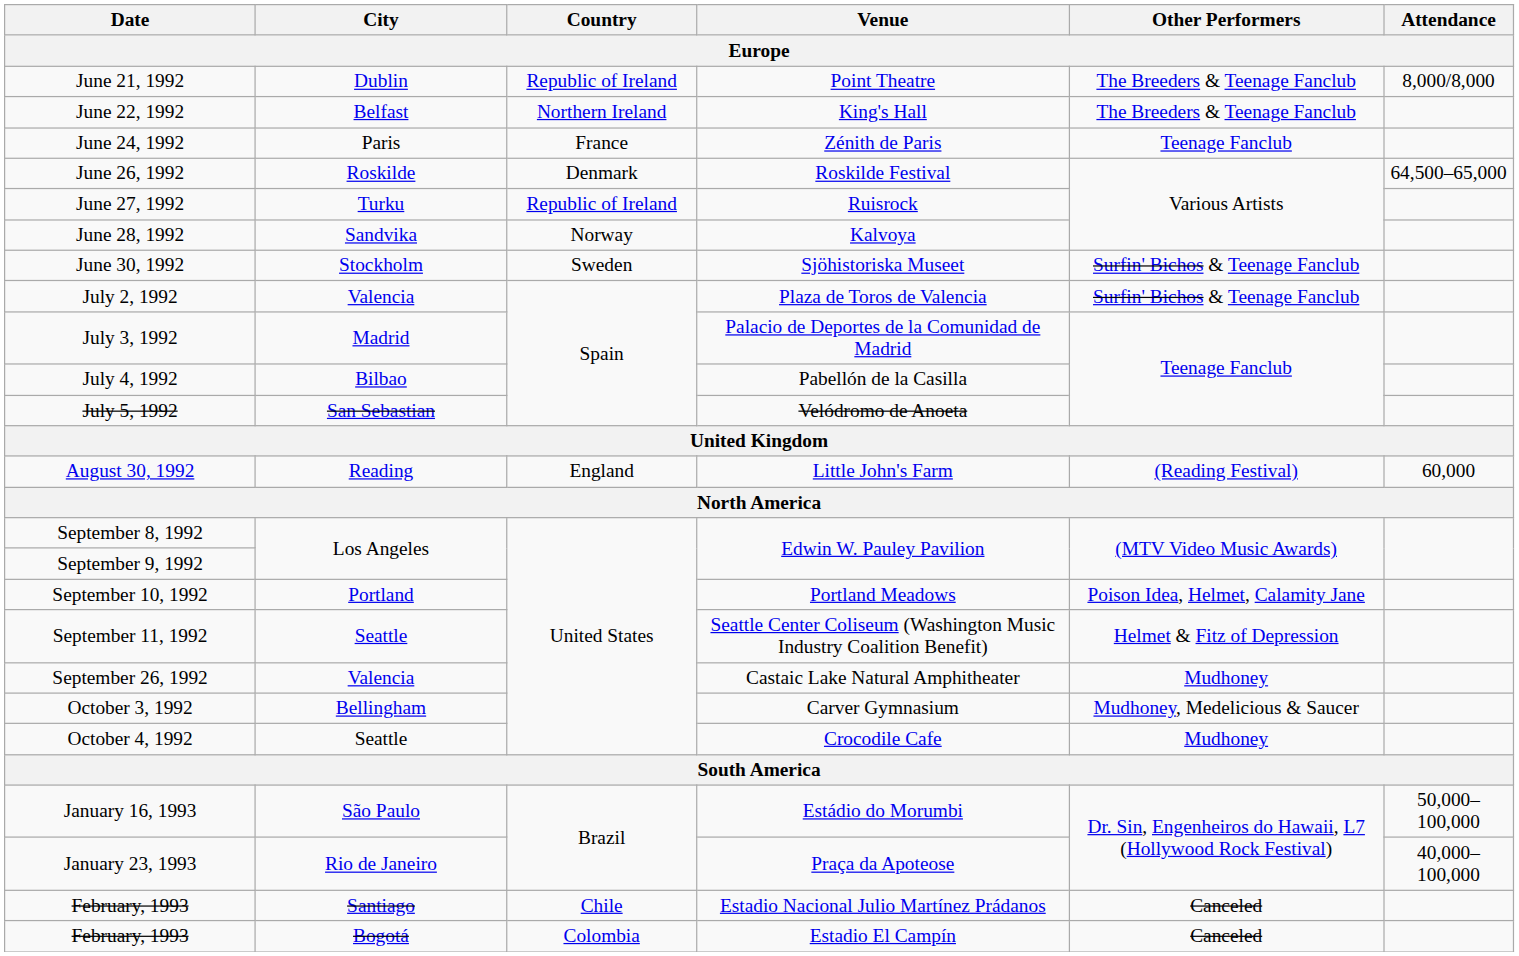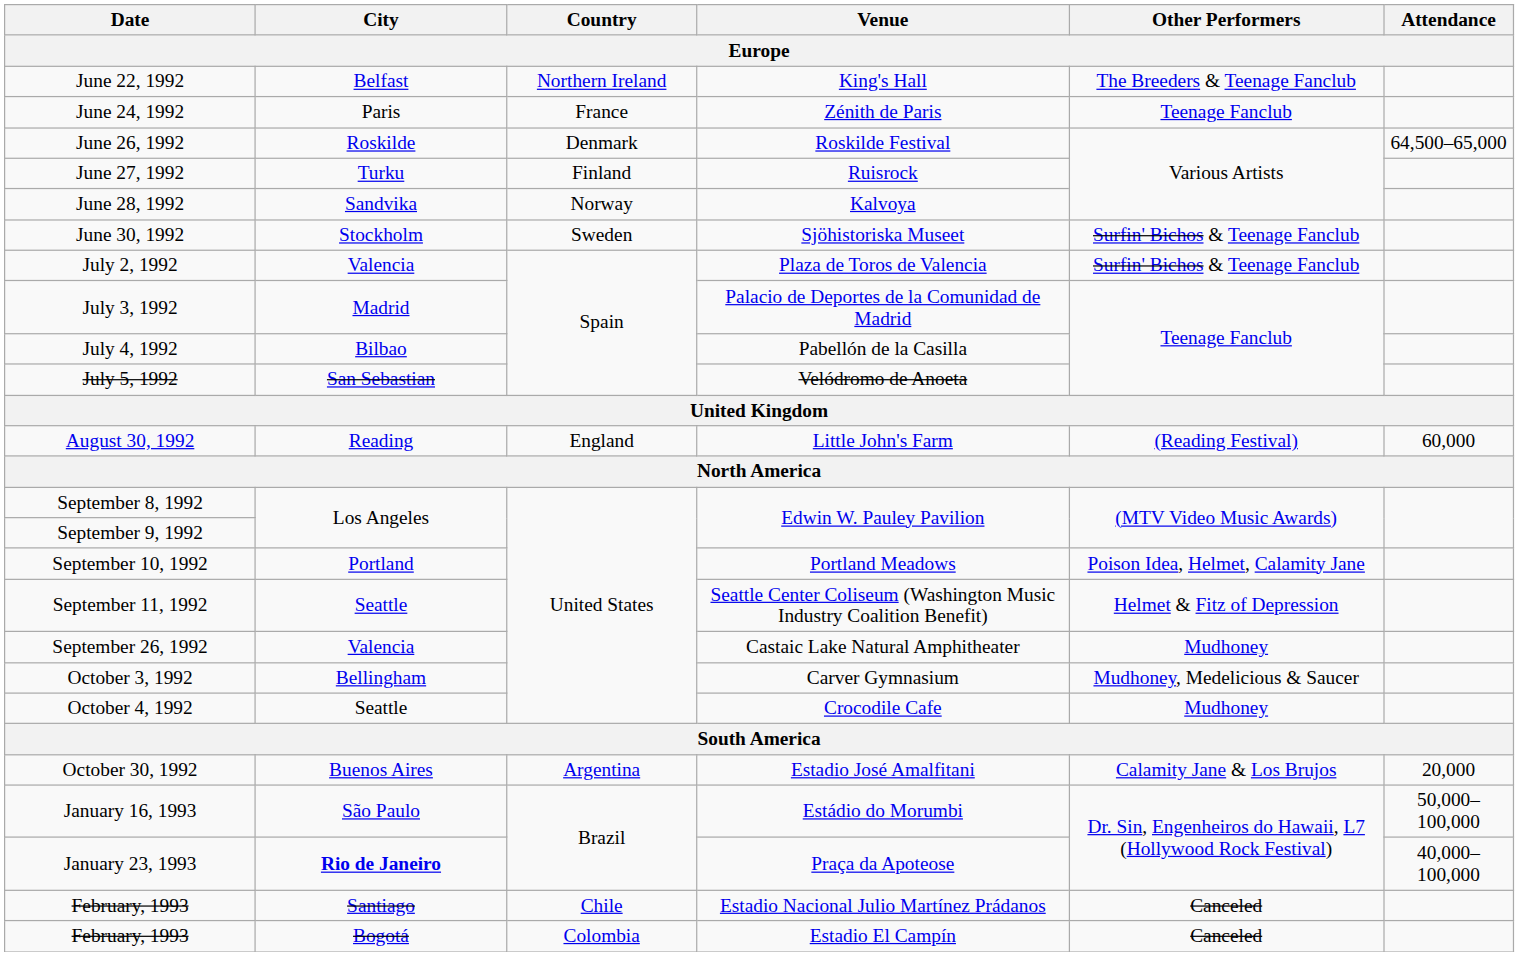- row: (130, 81)
(602, 204) Republic of Ireland -> (602, 173) Finland
+ row: (130, 769)
(381, 863) normal -> (381, 863) bold
